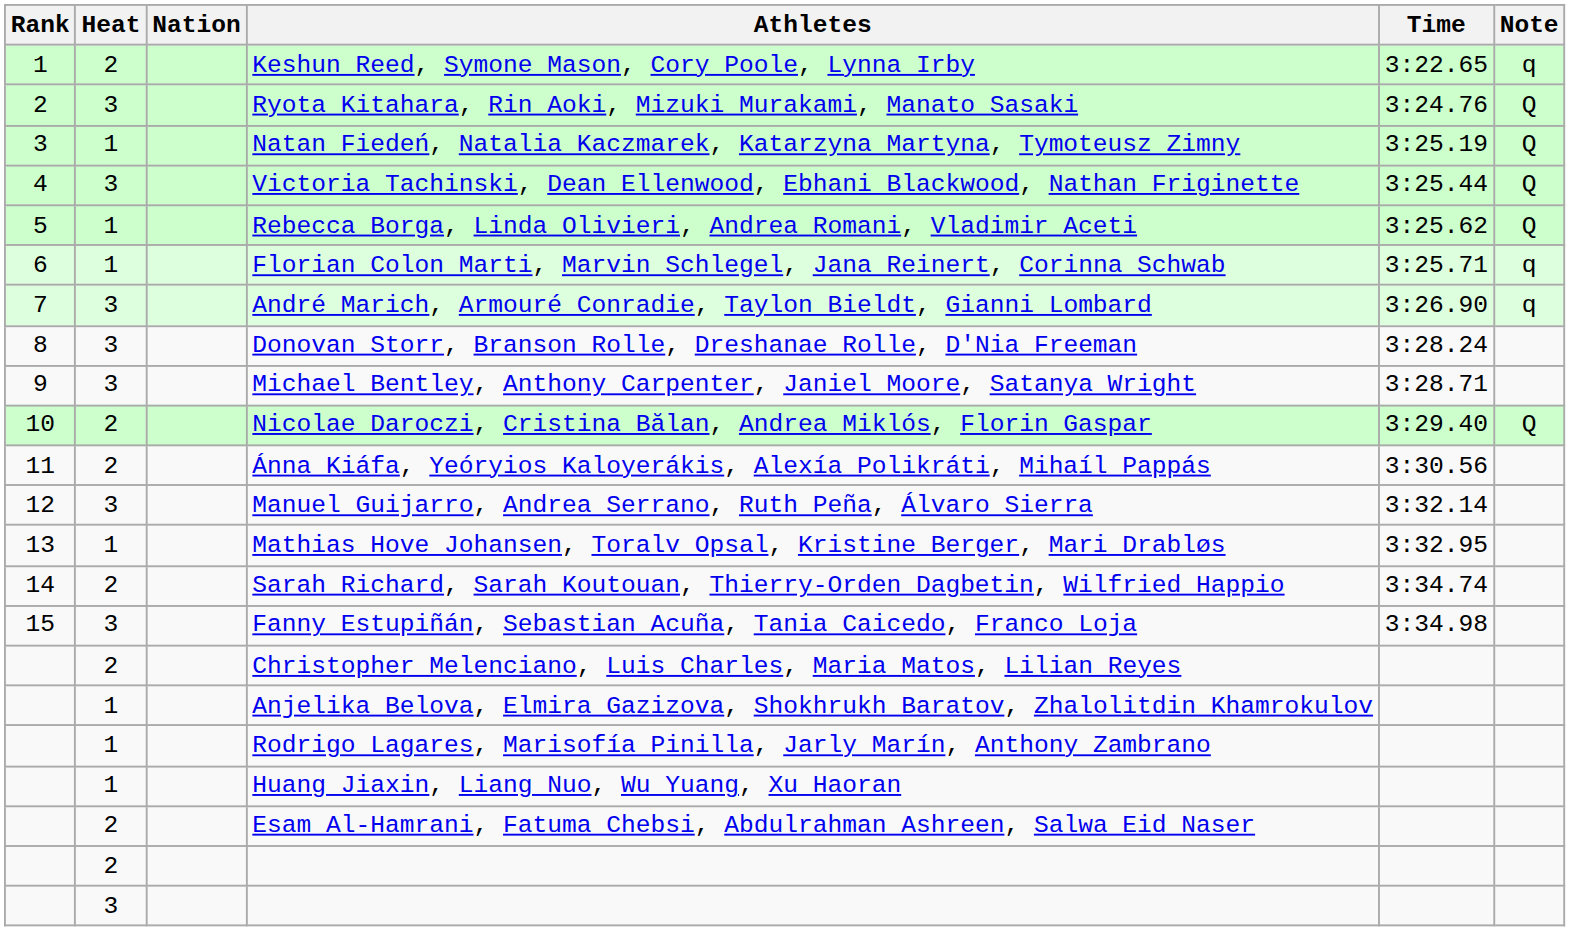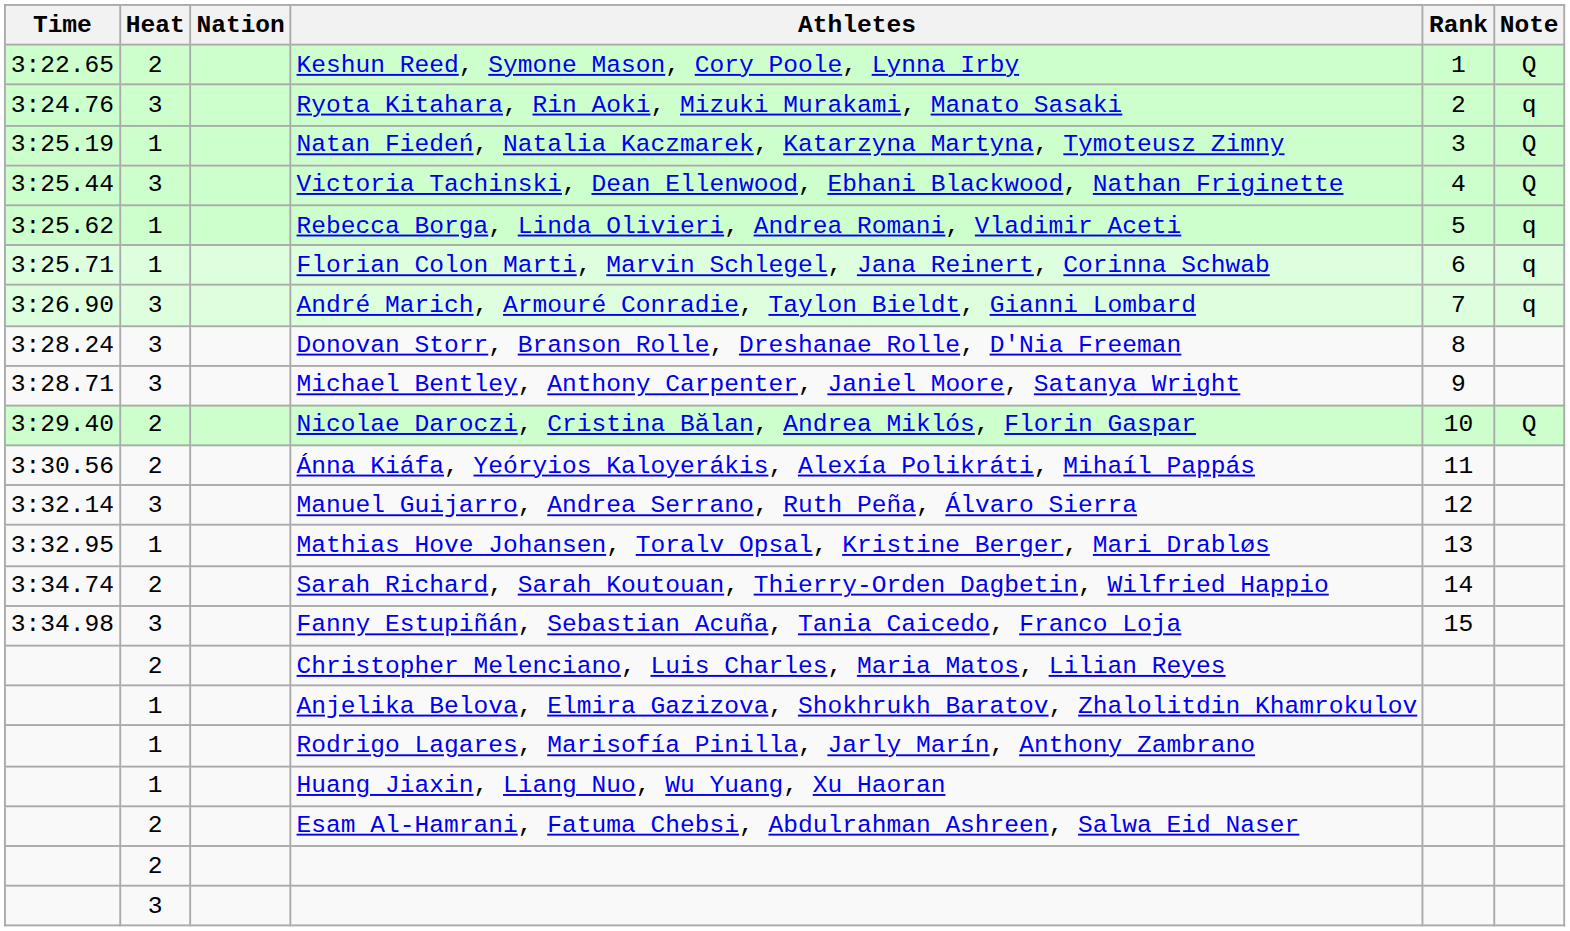columns swapped: (40, 25) <-> (1436, 25)
(1529, 65) q -> (1529, 65) Q
(1529, 105) Q -> (1529, 105) q
(1529, 225) Q -> (1529, 225) q
